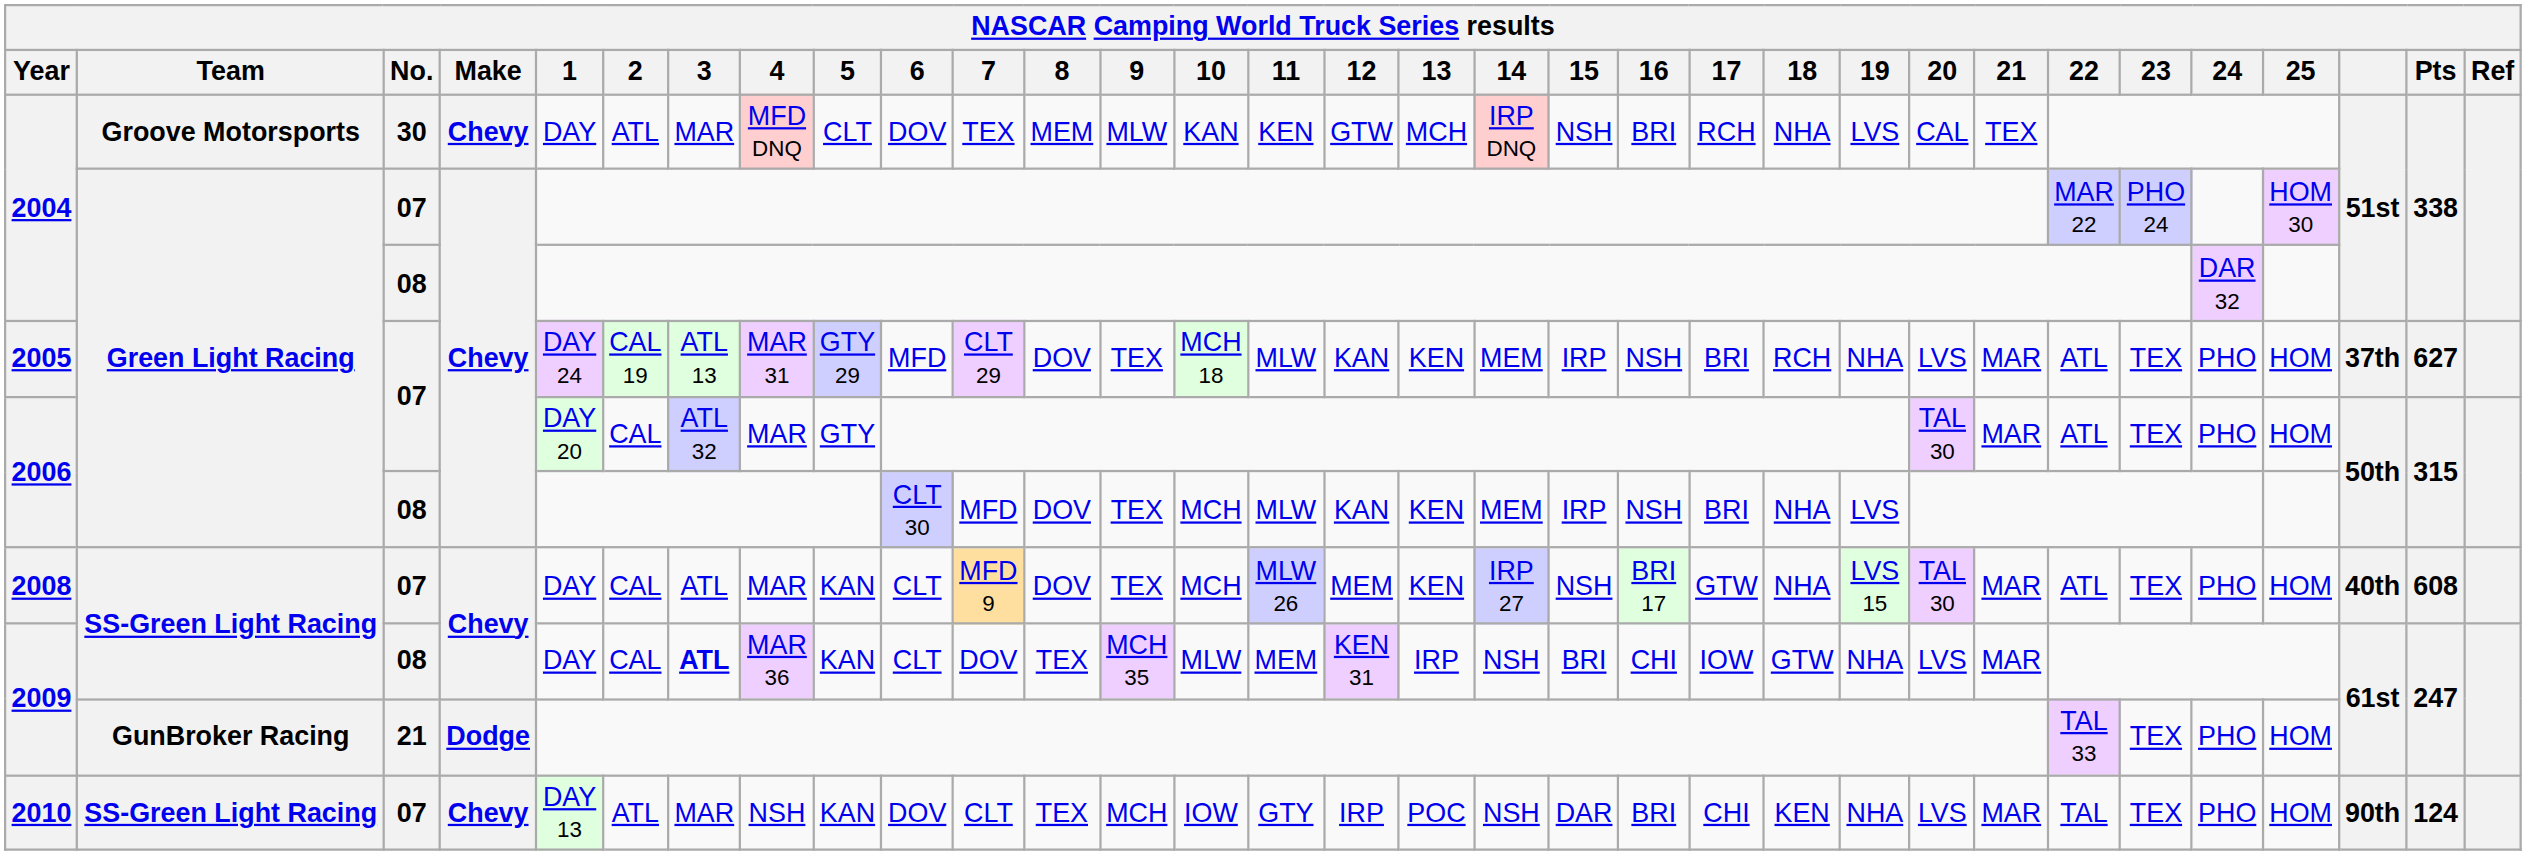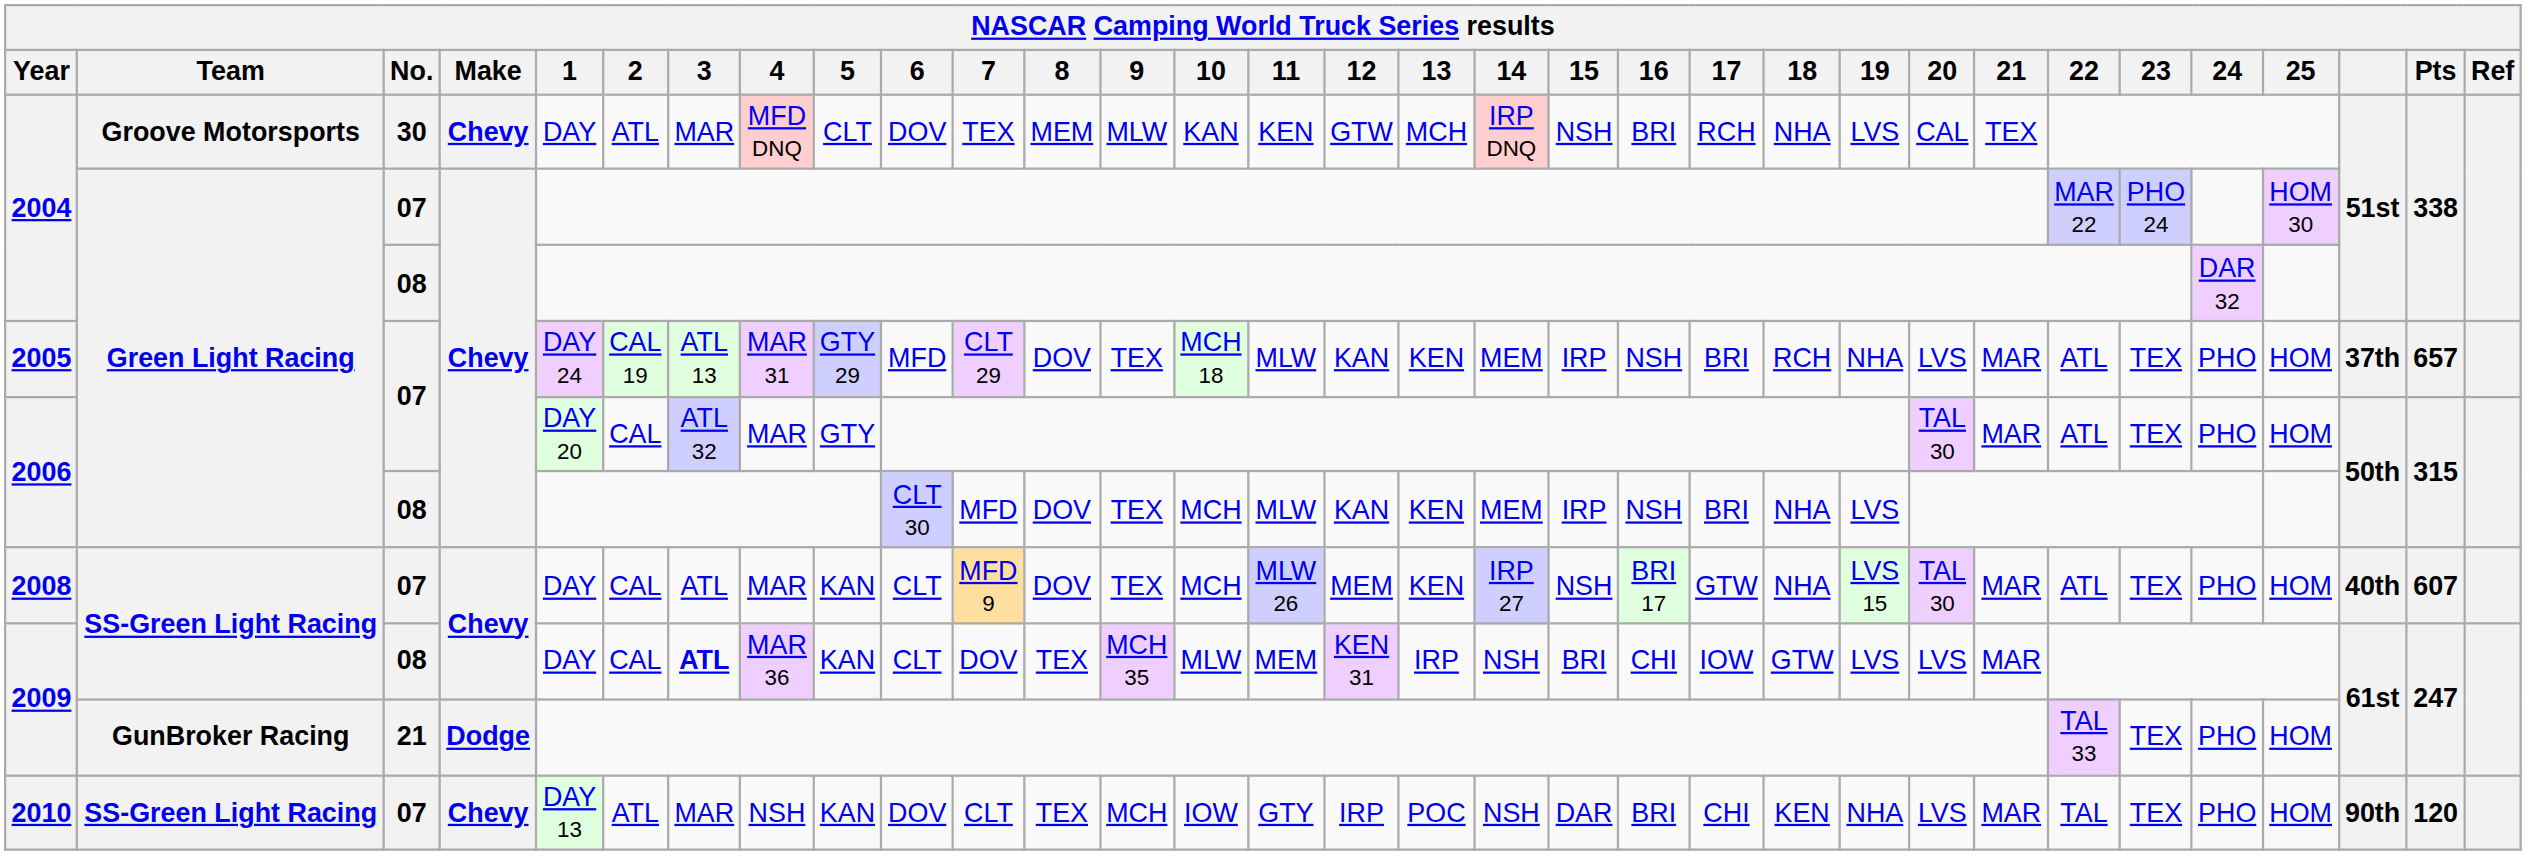(2436, 359) 627 -> (2436, 359) 657
(2436, 586) 608 -> (2436, 586) 607
(1875, 661) NHA -> (1875, 661) LVS
(2436, 813) 124 -> (2436, 813) 120
